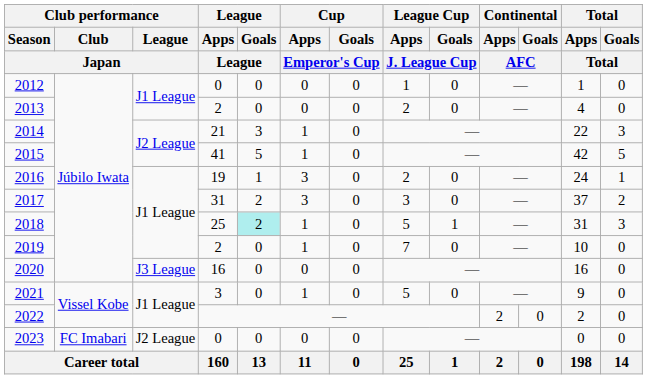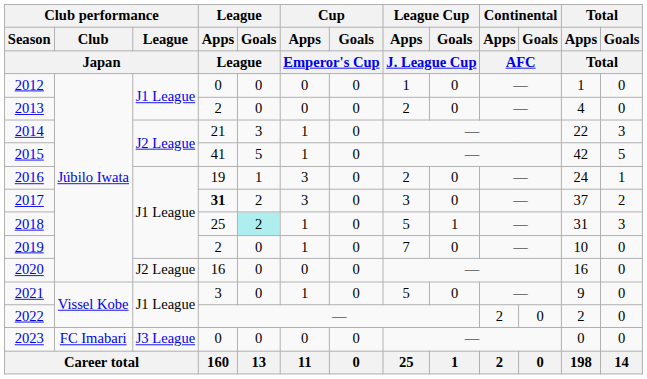(218, 200) normal -> (218, 200) bold
(165, 270) J3 League -> (165, 270) J2 League
(165, 339) J2 League -> (165, 339) J3 League
